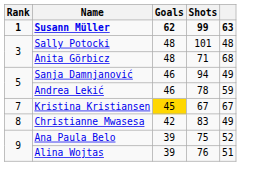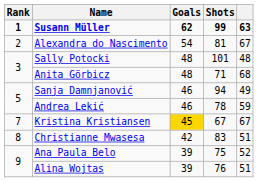+ row: (101, 44)
(228, 122) 49 -> (245, 138) 51
